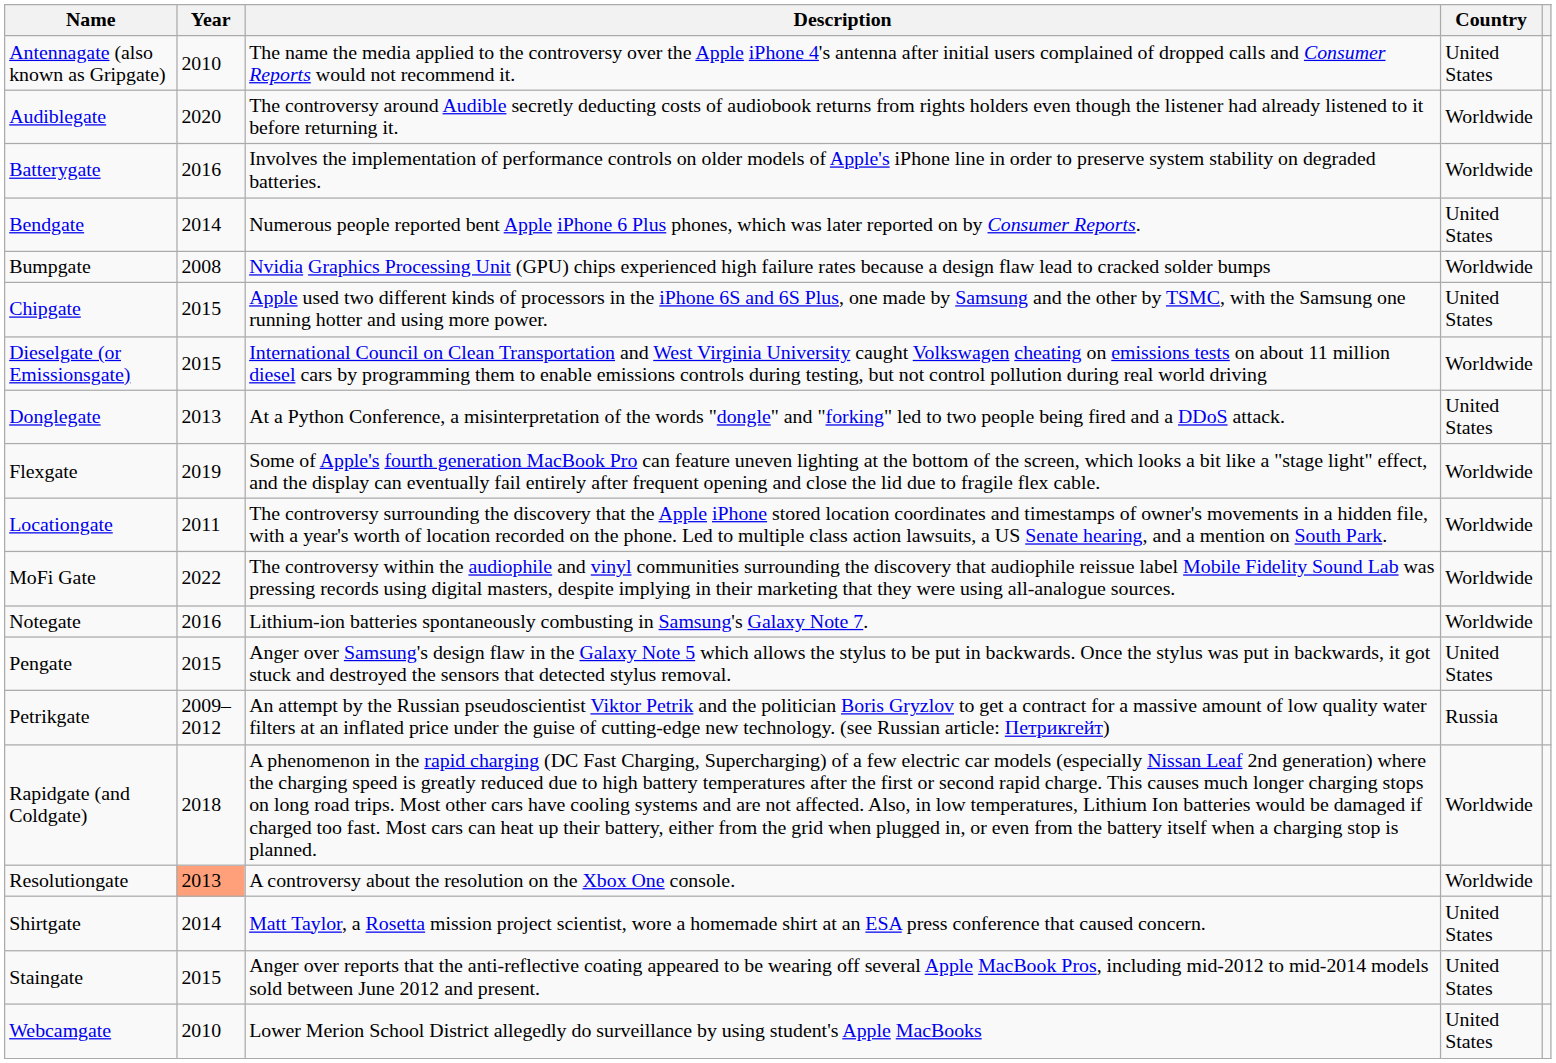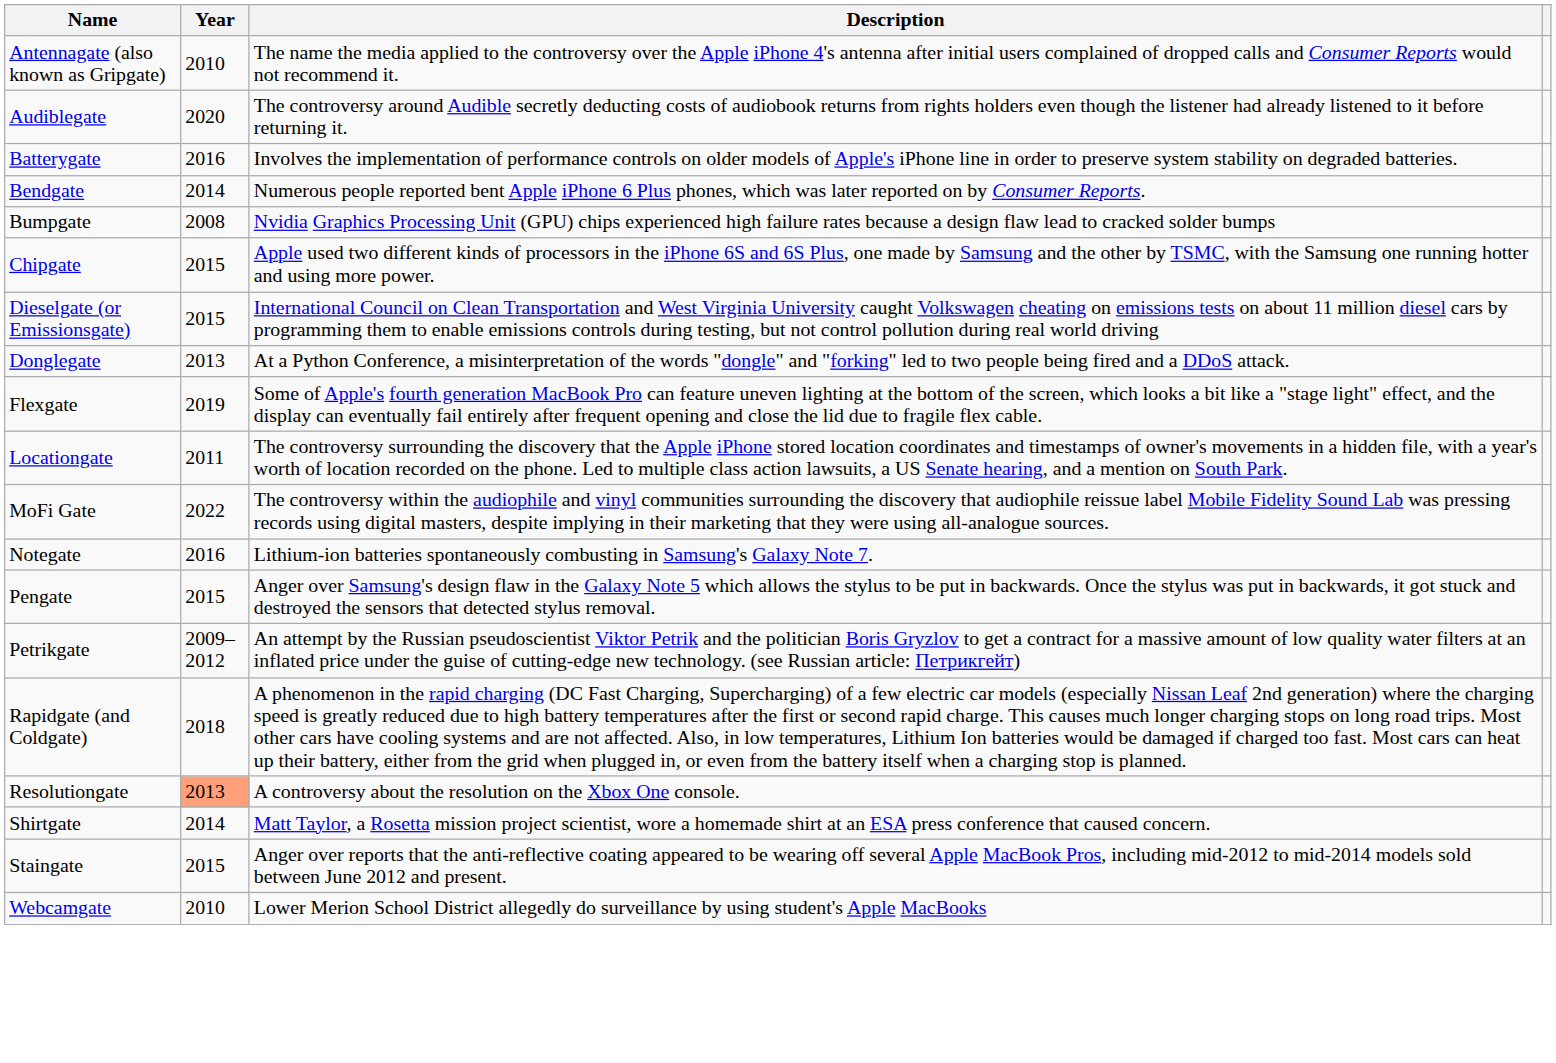- column: (1491, 20)
